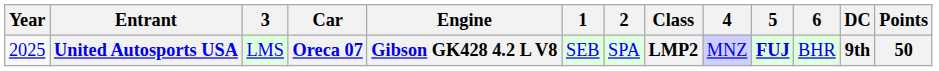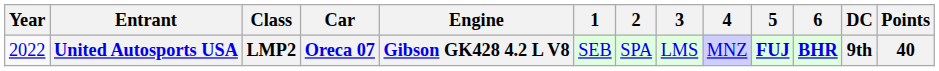columns swapped: (673, 19) <-> (265, 19)
(27, 50) 2025 -> (27, 50) 2022
(817, 50) normal -> (818, 50) bold
(904, 50) 50 -> (906, 50) 40
